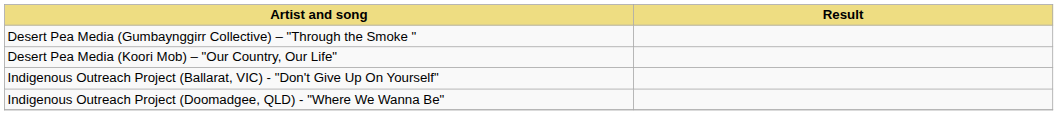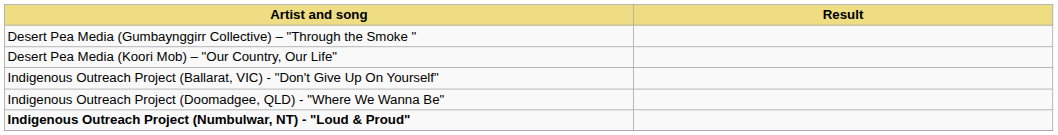+ row: (209, 120)
